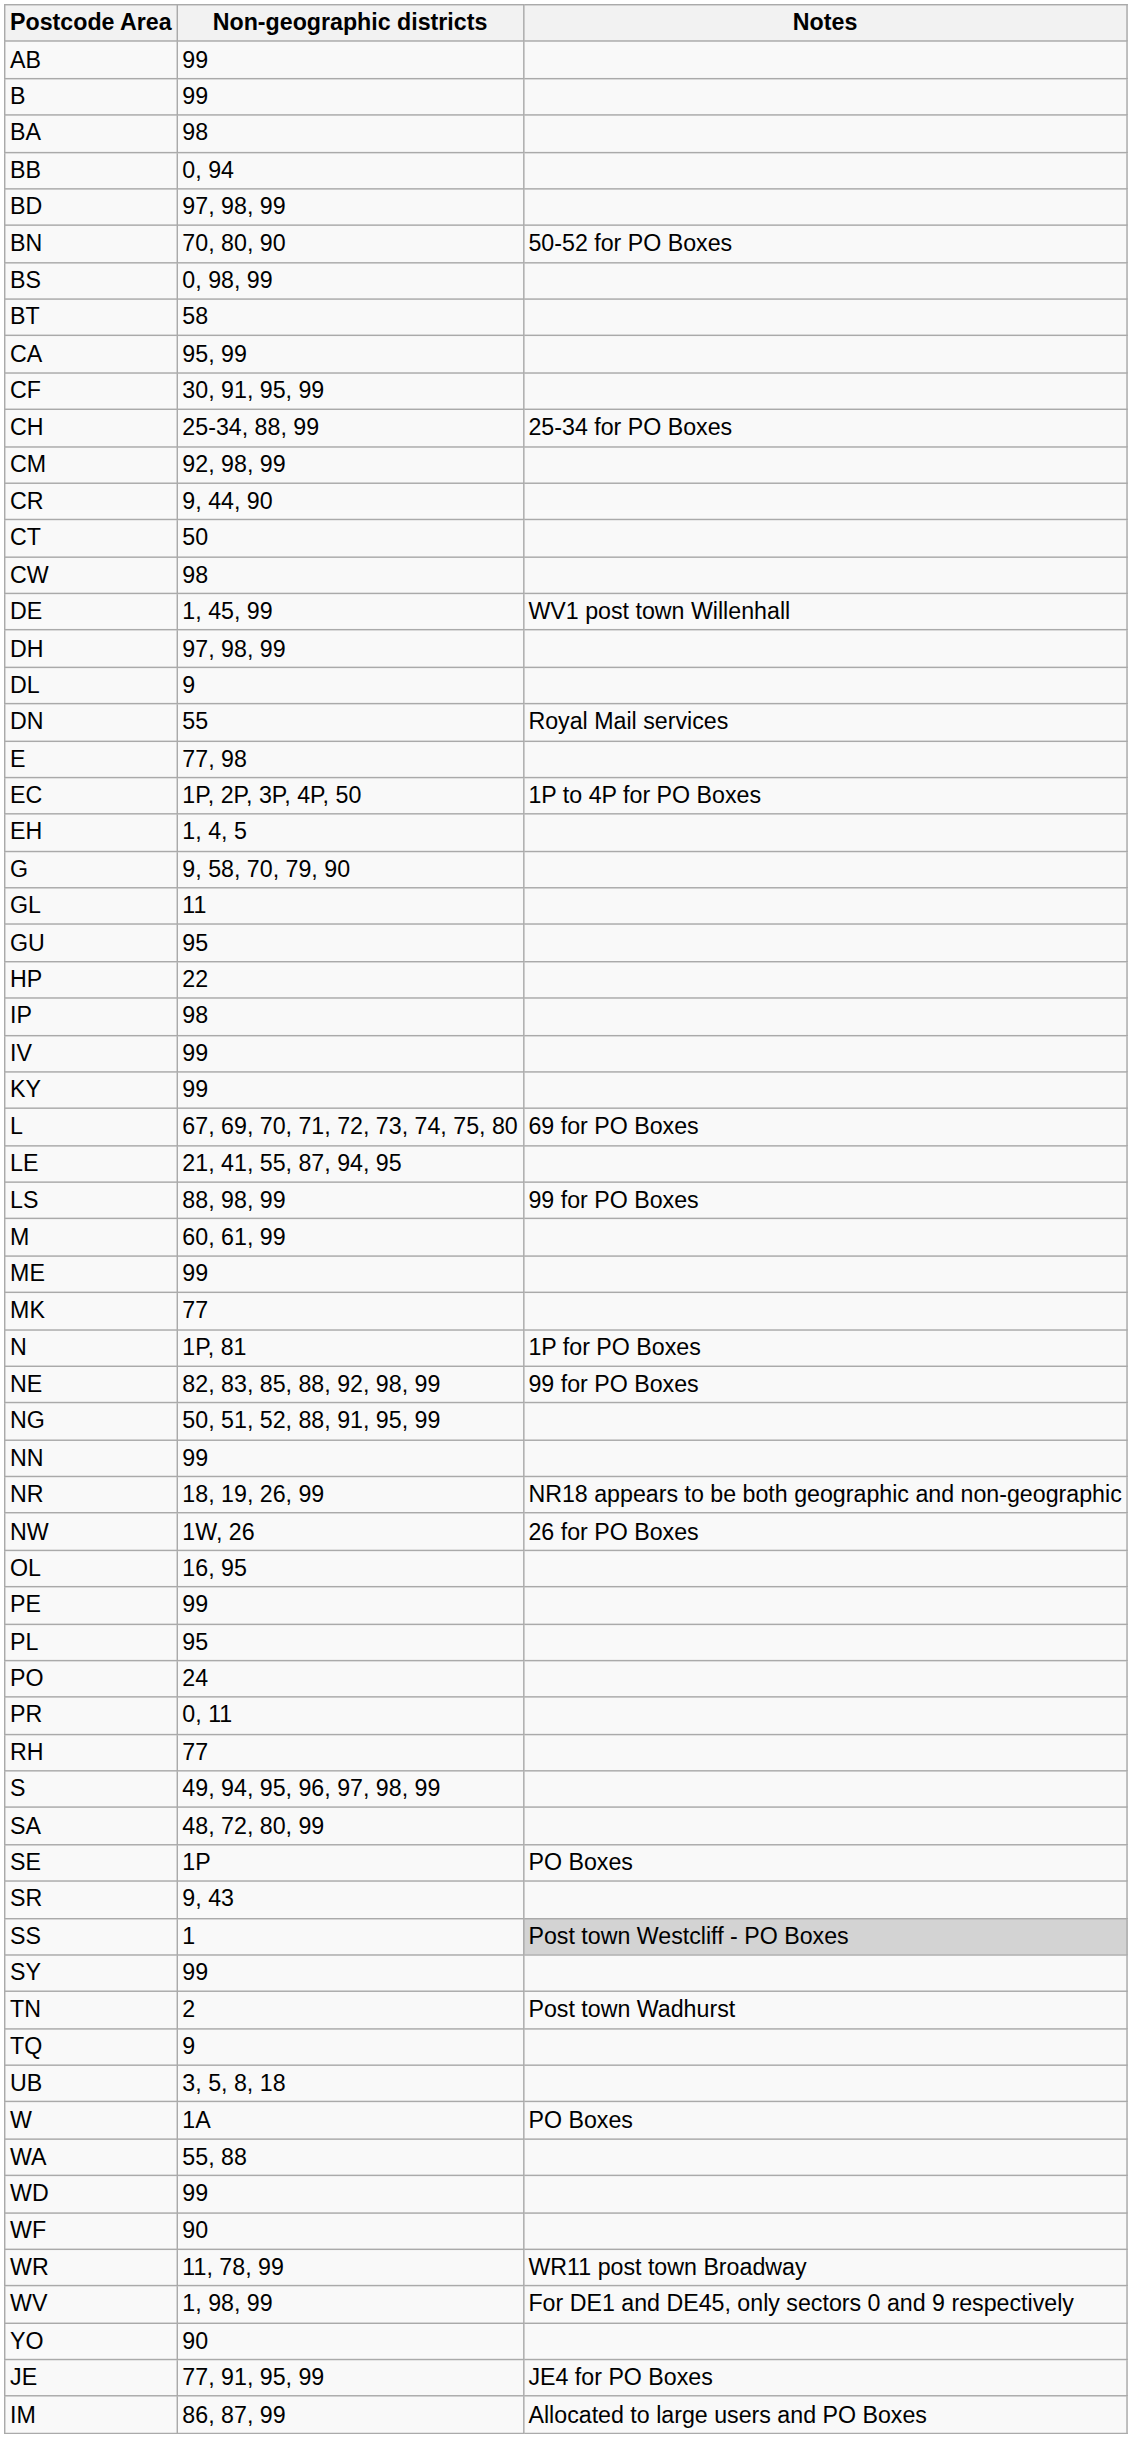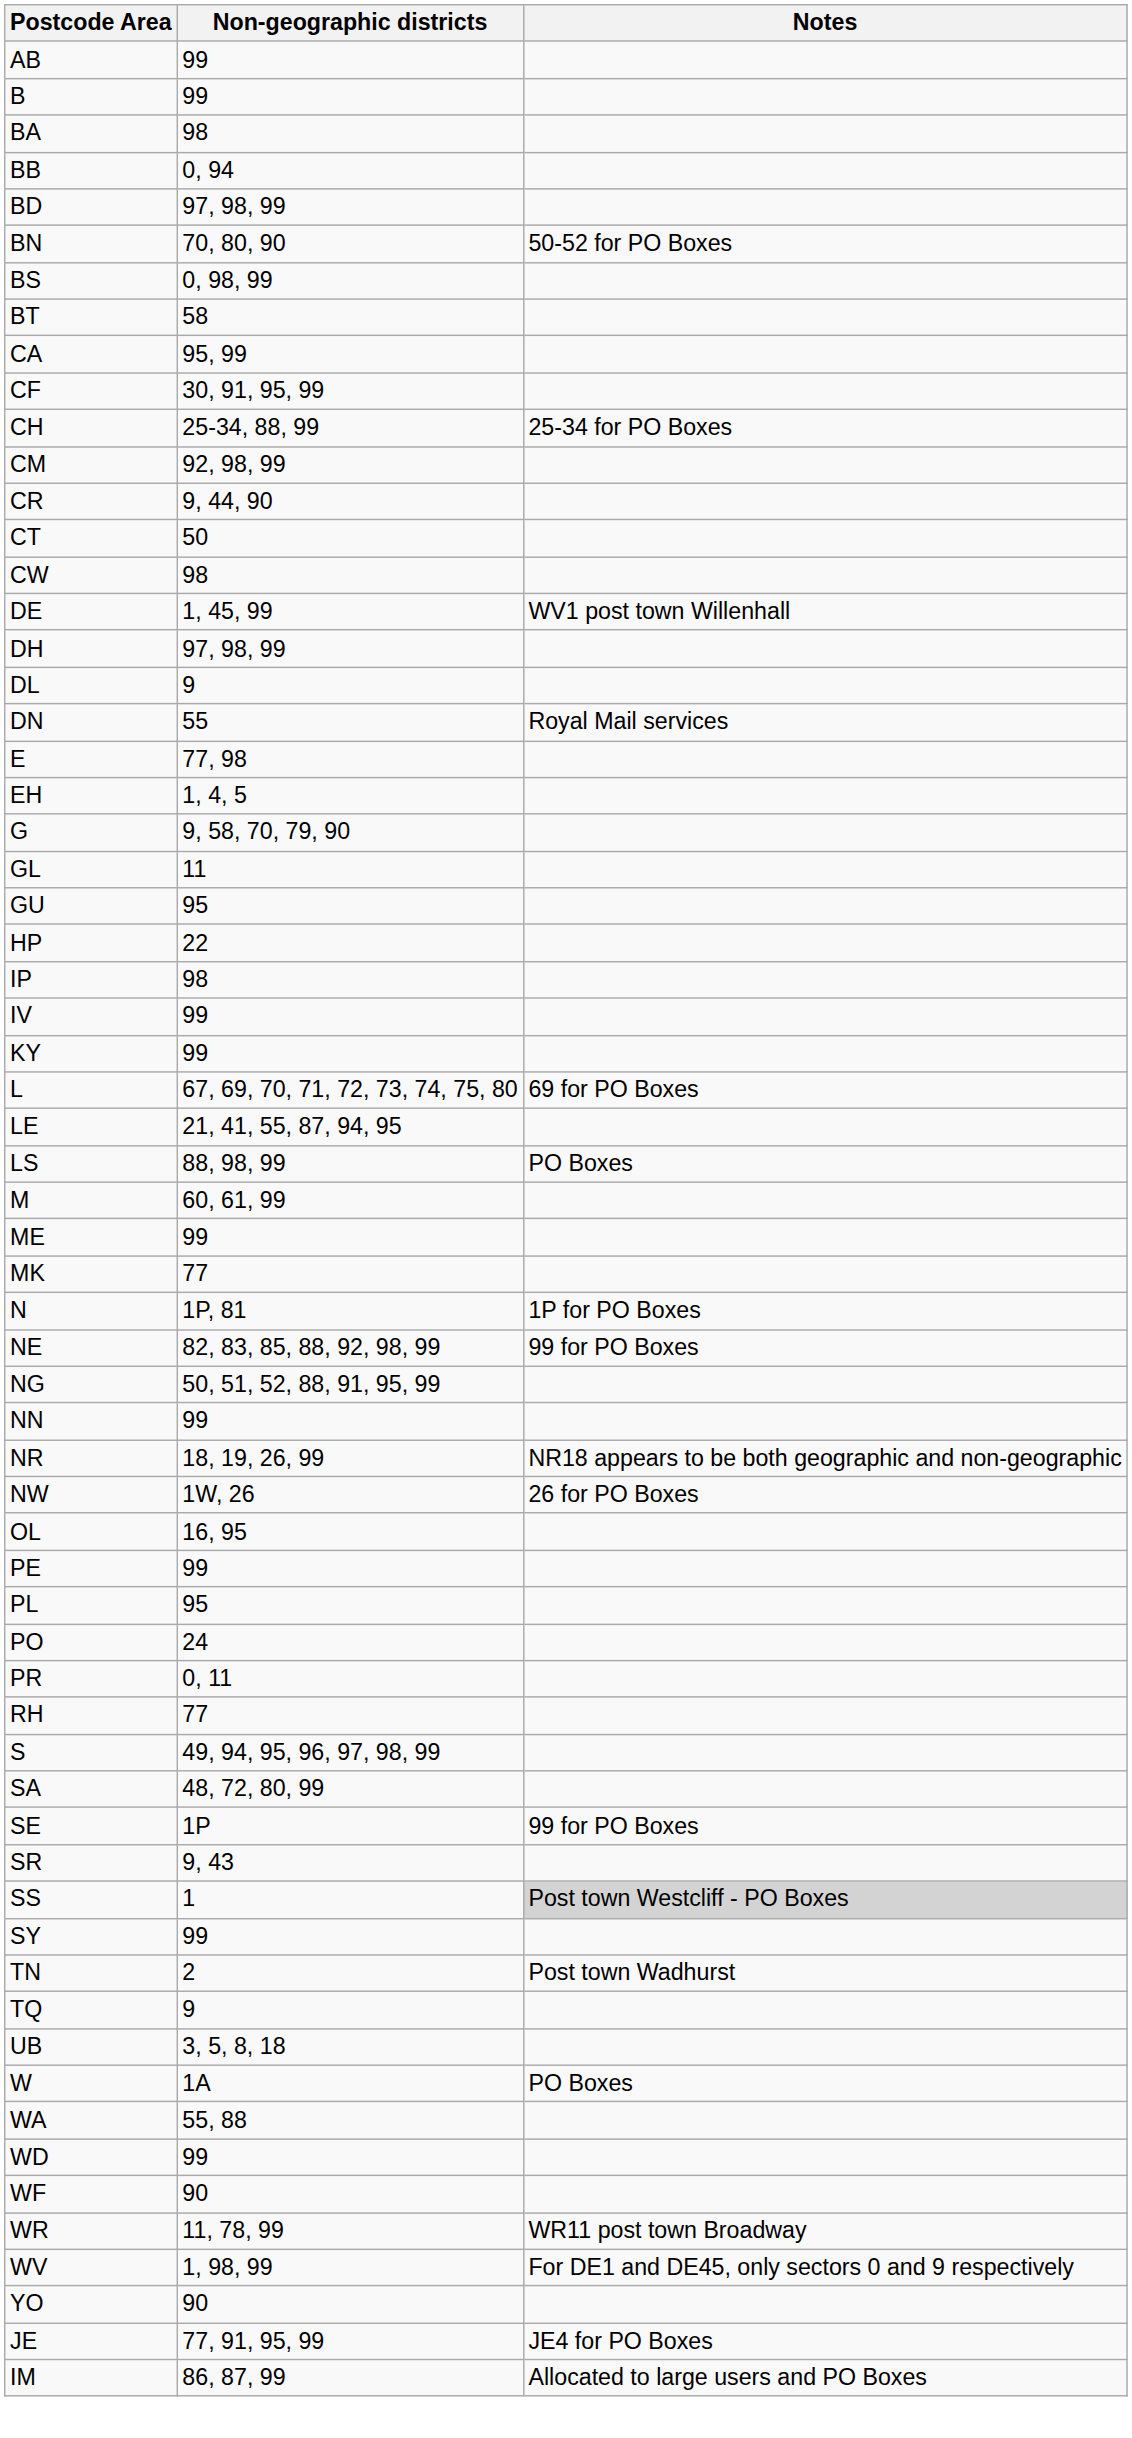- row: (26, 795)
(614, 1200) 99 for PO Boxes -> (581, 1163) PO Boxes
(581, 1862) PO Boxes -> (614, 1825) 99 for PO Boxes
